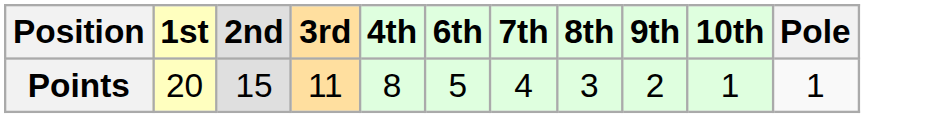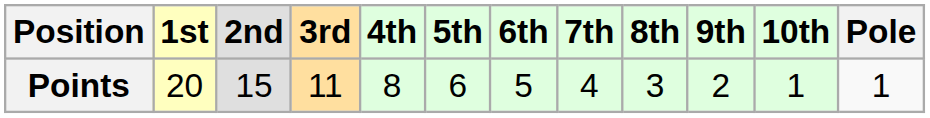+ column: (458, 32)
